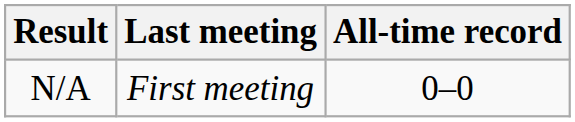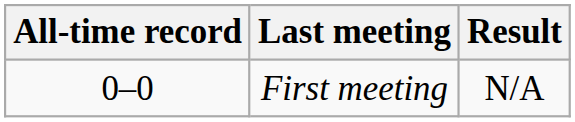columns swapped: (447, 32) <-> (61, 32)
